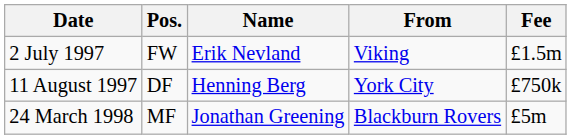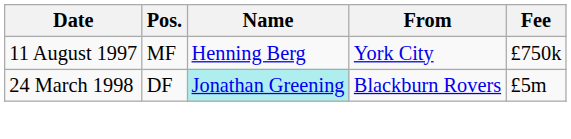- row: (57, 52)
(160, 85) DF -> (161, 52) MF
(161, 117) MF -> (160, 85) DF
(268, 117) no background -> (268, 85) paleturquoise background
